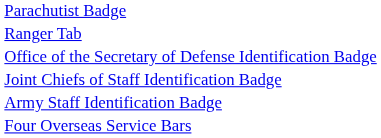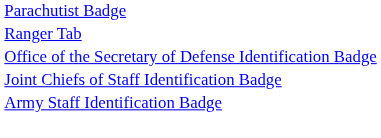- row: (98, 126)
